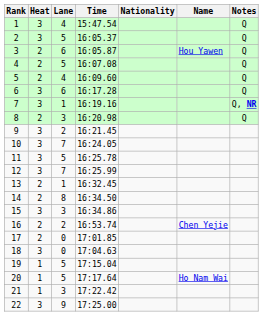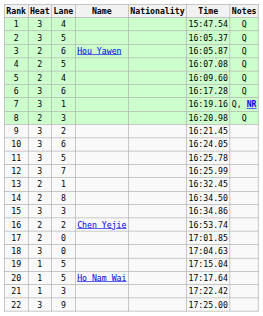columns swapped: (203, 11) <-> (97, 11)
(63, 144) 7 -> (63, 144) 6
